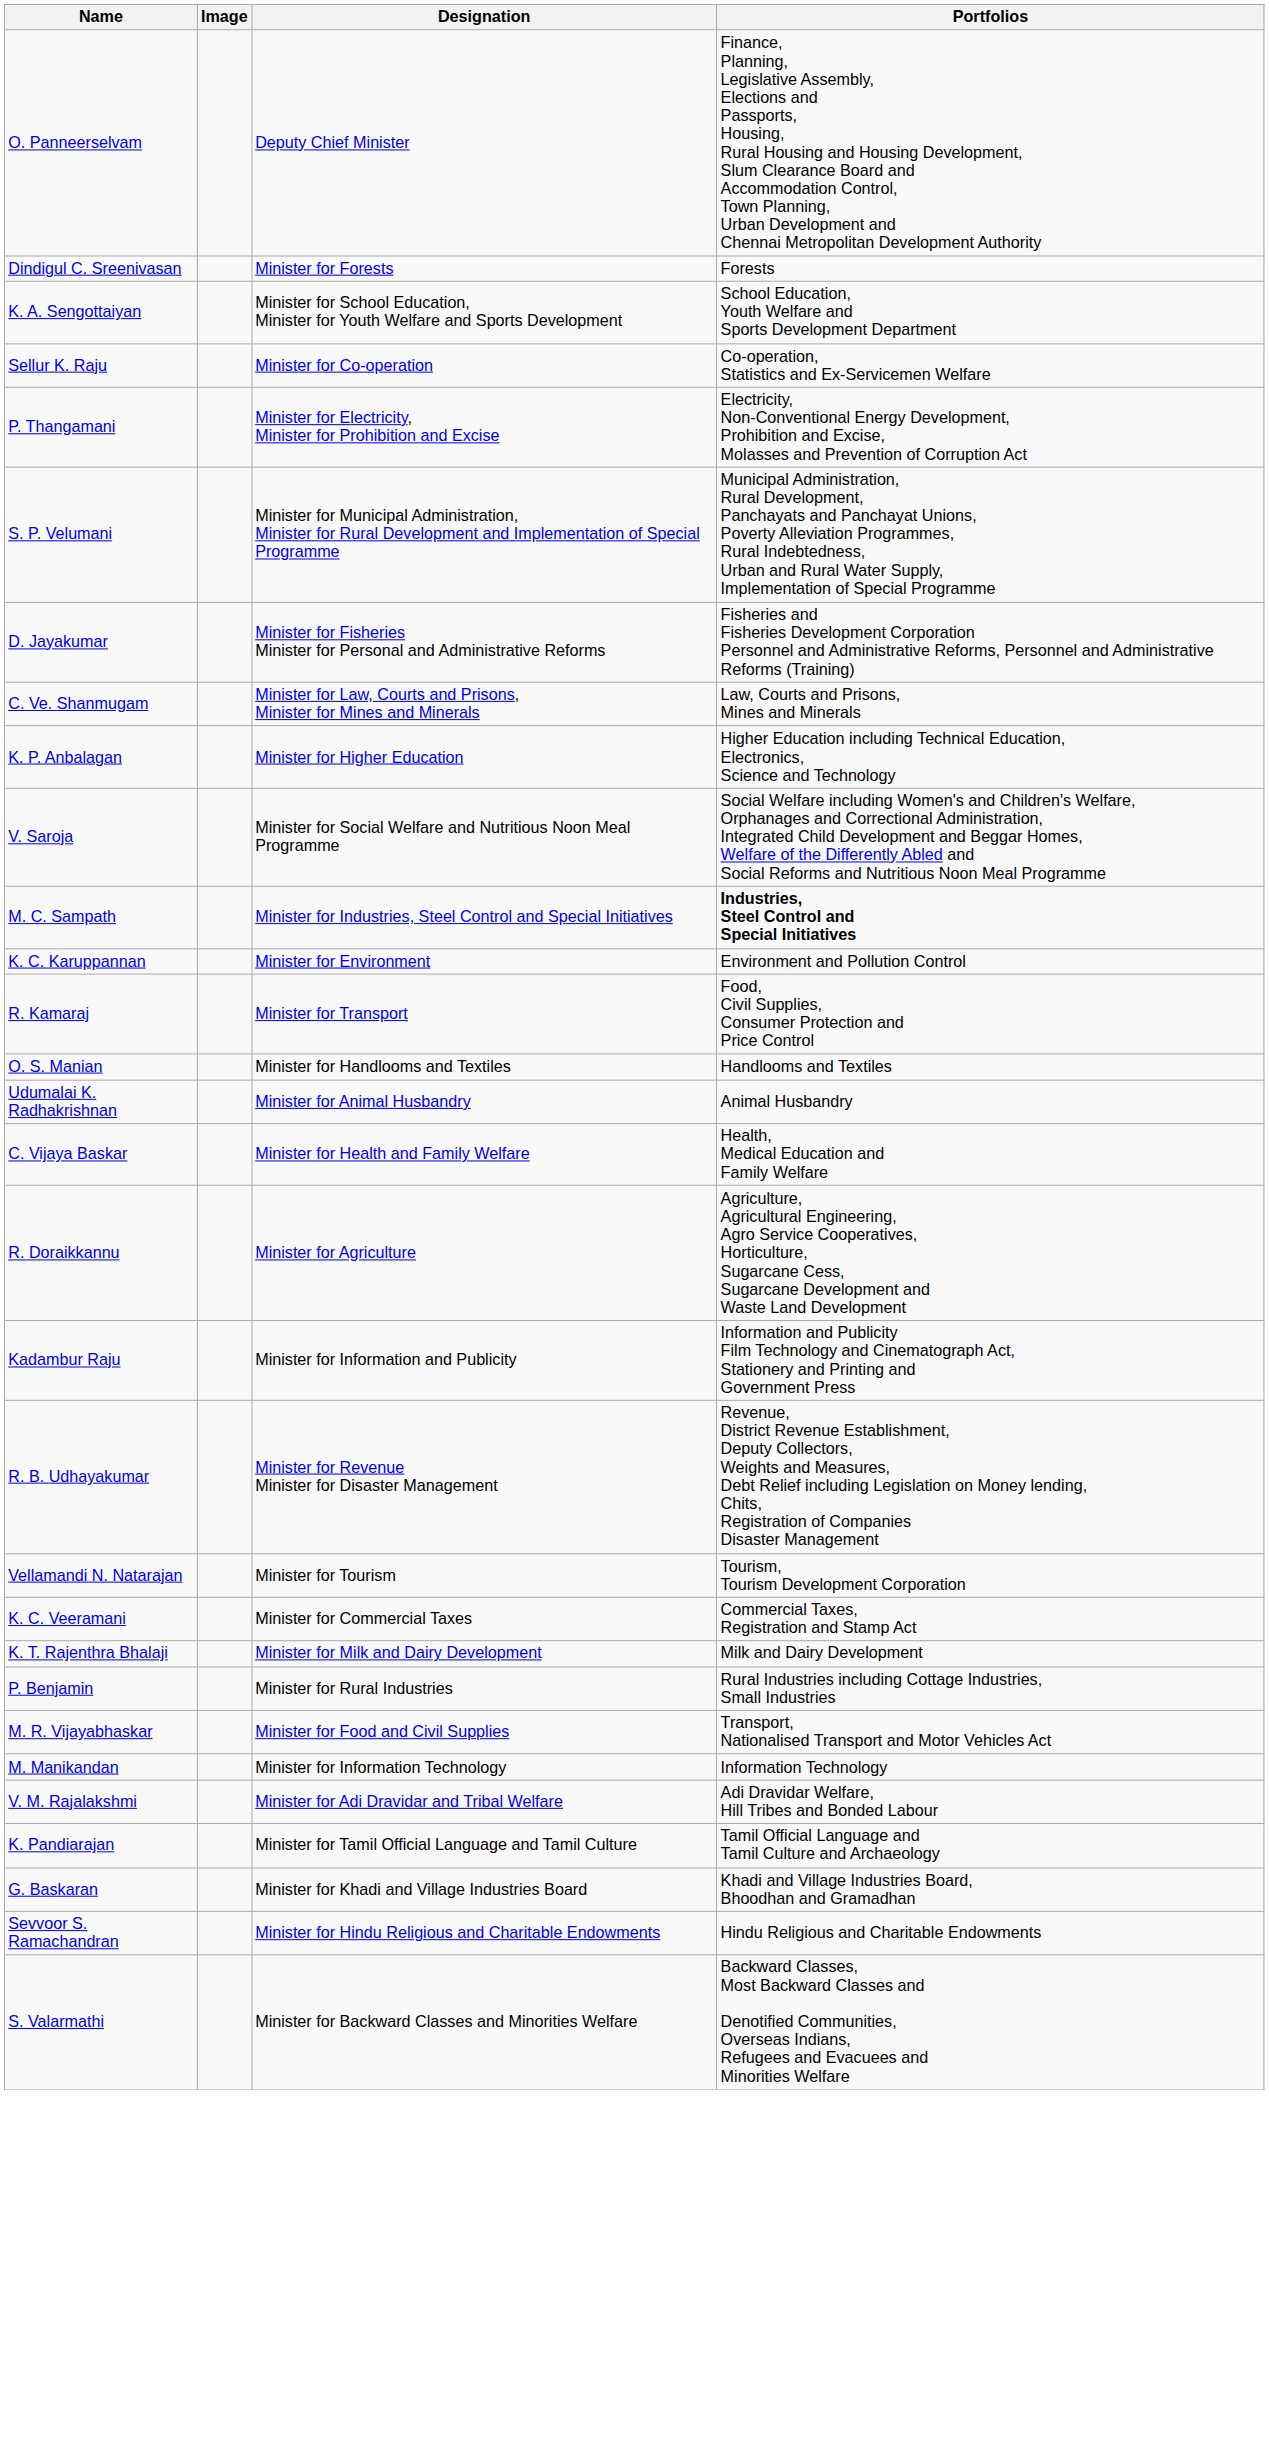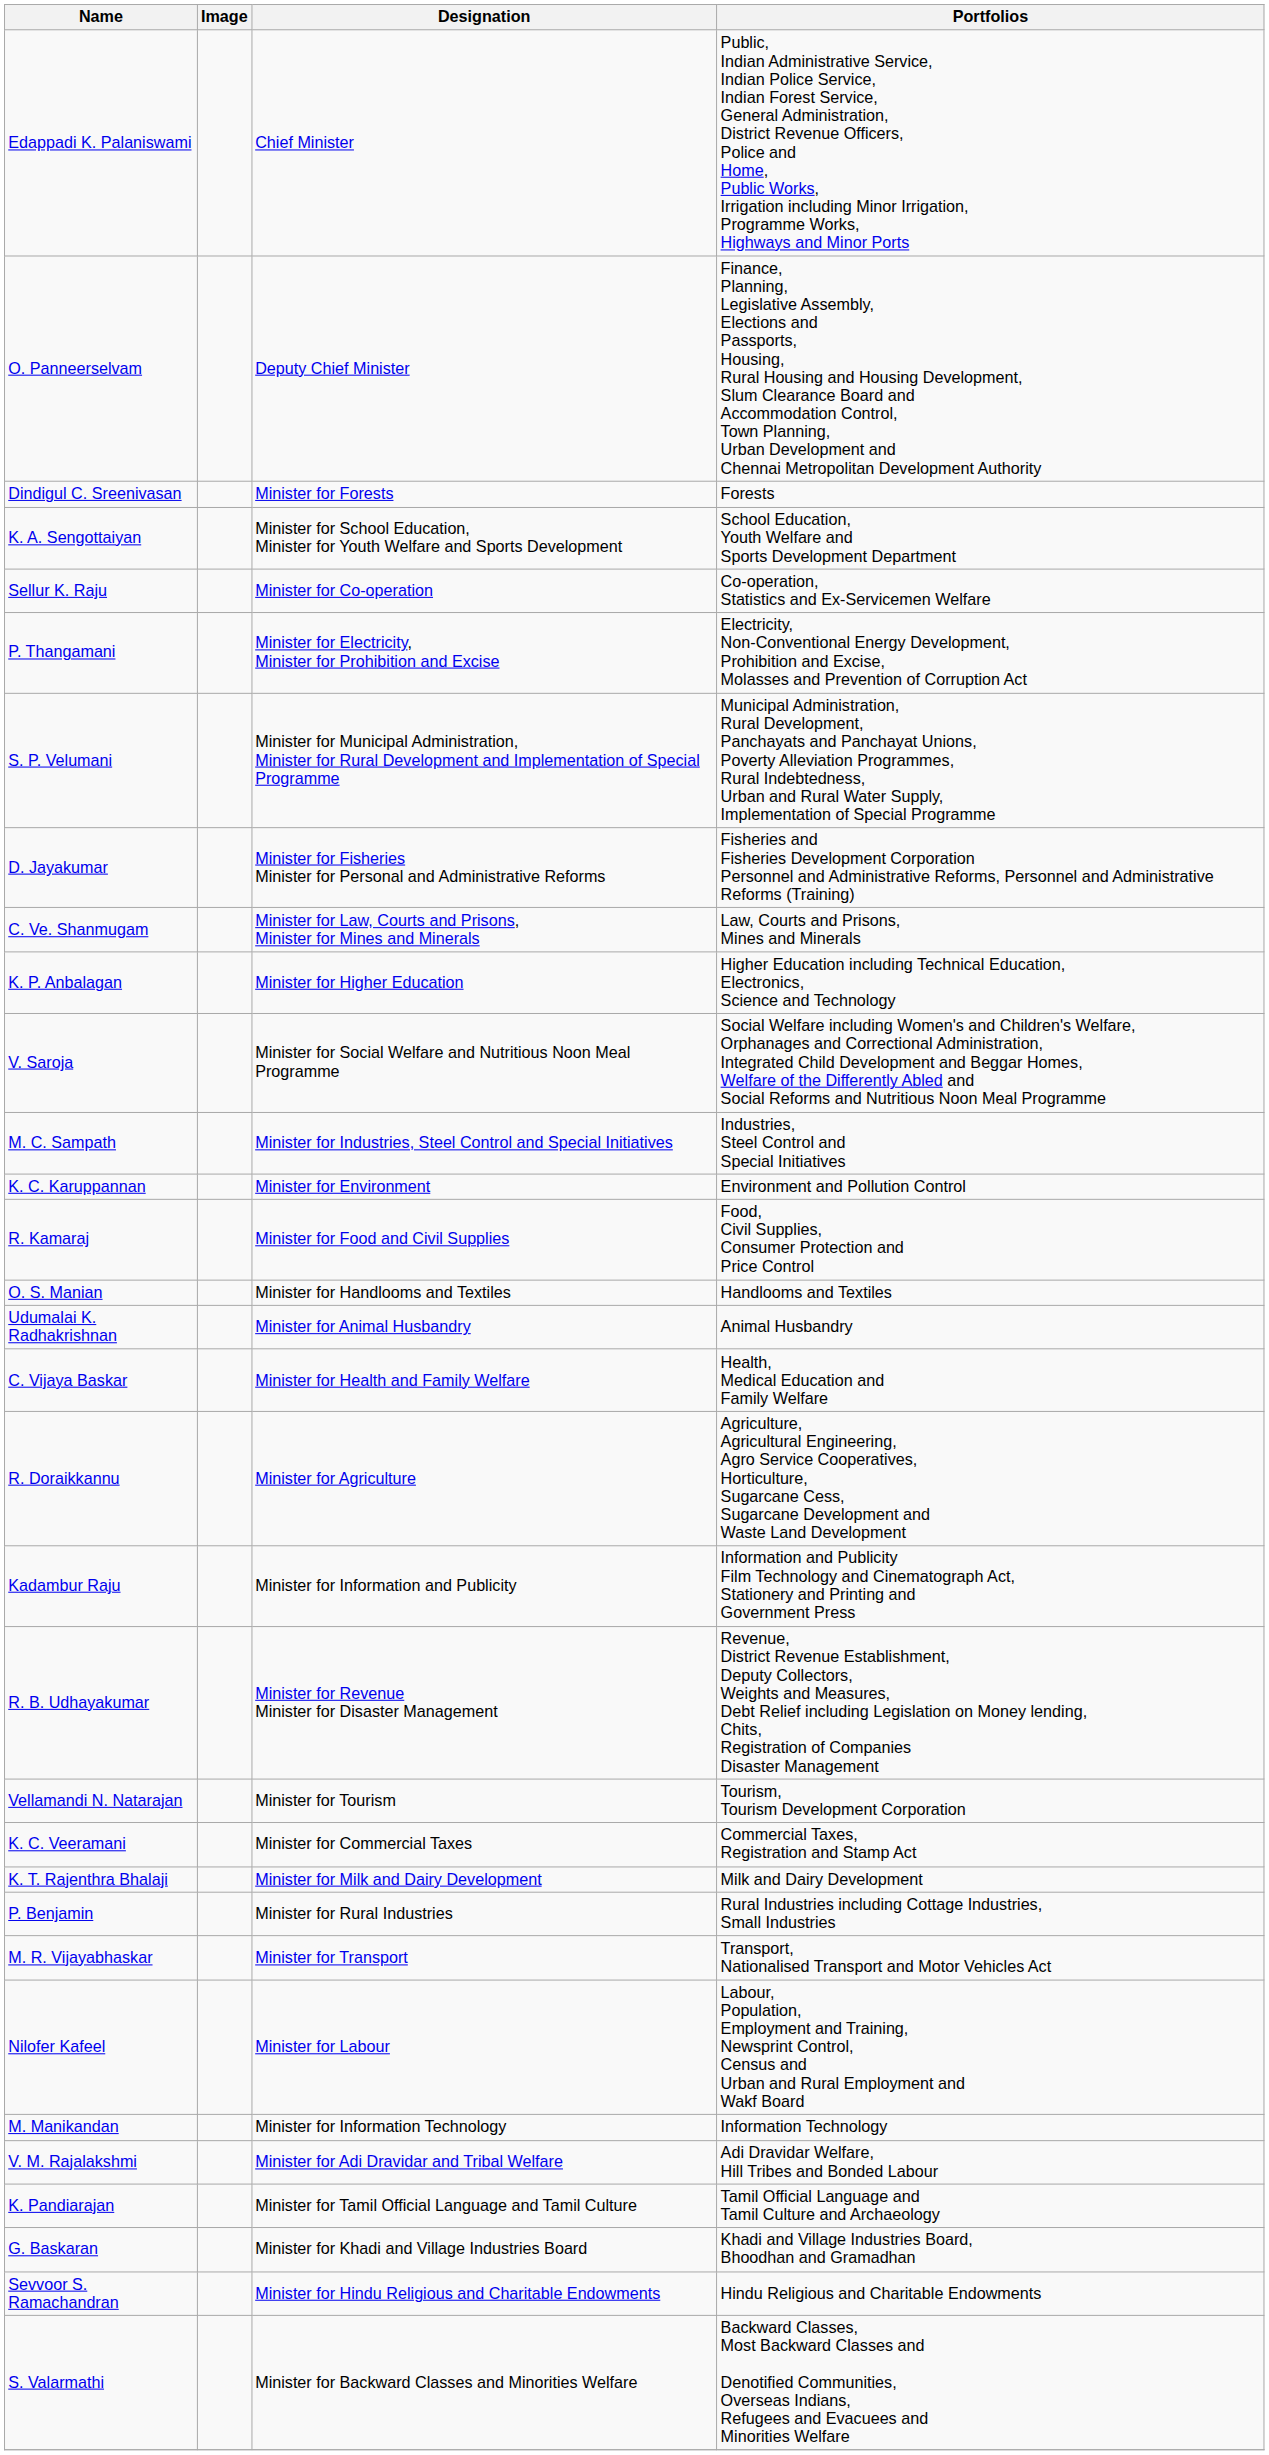+ row: (100, 142)
(788, 917) bold -> (783, 1142) normal
(332, 1014) Minister for Transport -> (382, 1239) Minister for Food and Civil Supplies
(382, 1732) Minister for Food and Civil Supplies -> (332, 1957) Minister for Transport
+ row: (57, 2047)
